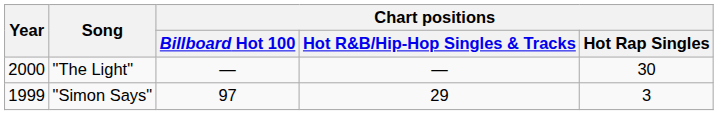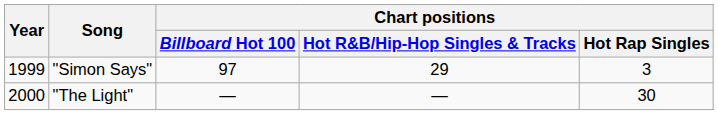rows swapped: (102, 95) <-> (93, 69)
